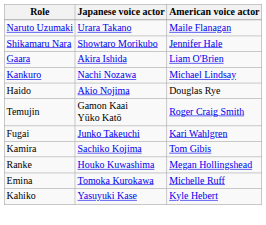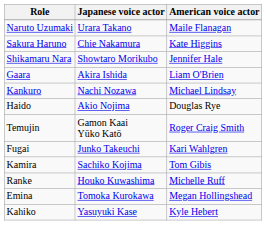+ row: (36, 43)
(211, 165) Megan Hollingshead -> (197, 180) Michelle Ruff
(197, 180) Michelle Ruff -> (211, 196) Megan Hollingshead
